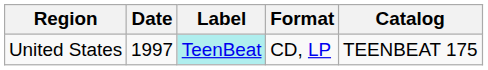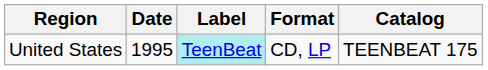(152, 49) 1997 -> (152, 49) 1995
